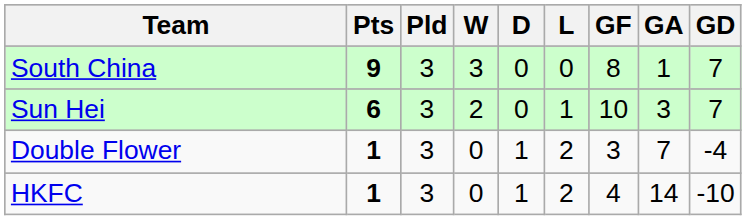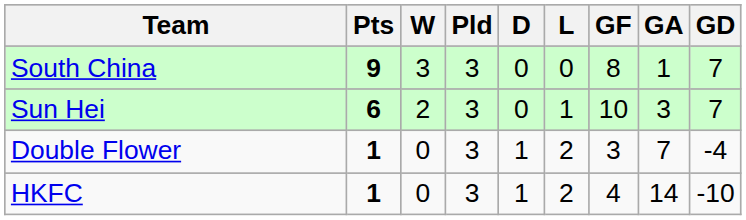columns swapped: (427, 25) <-> (476, 25)
